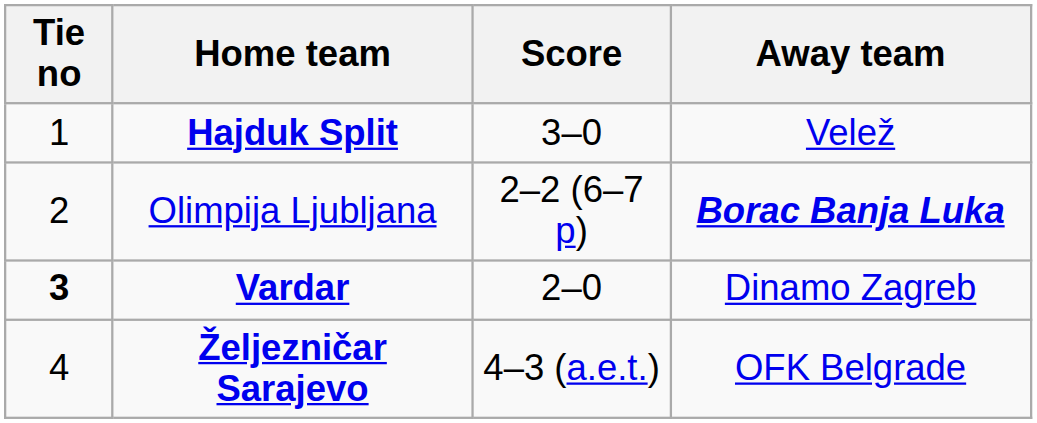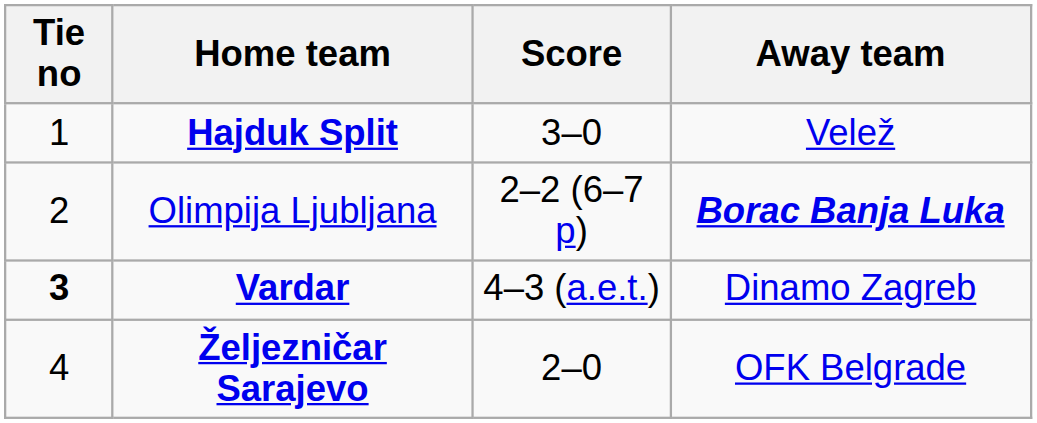(572, 289) 2–0 -> (572, 289) 4–3 (a.e.t.)
(572, 367) 4–3 (a.e.t.) -> (572, 367) 2–0
